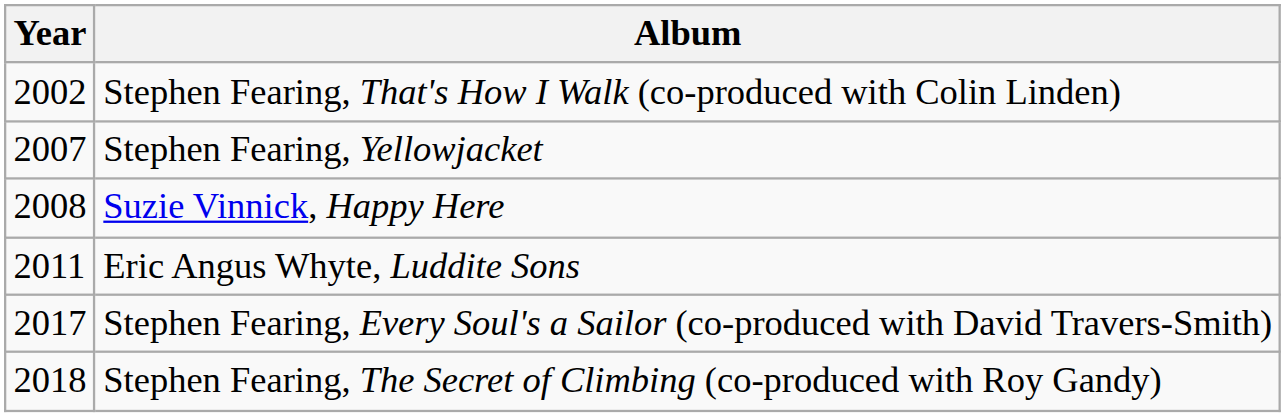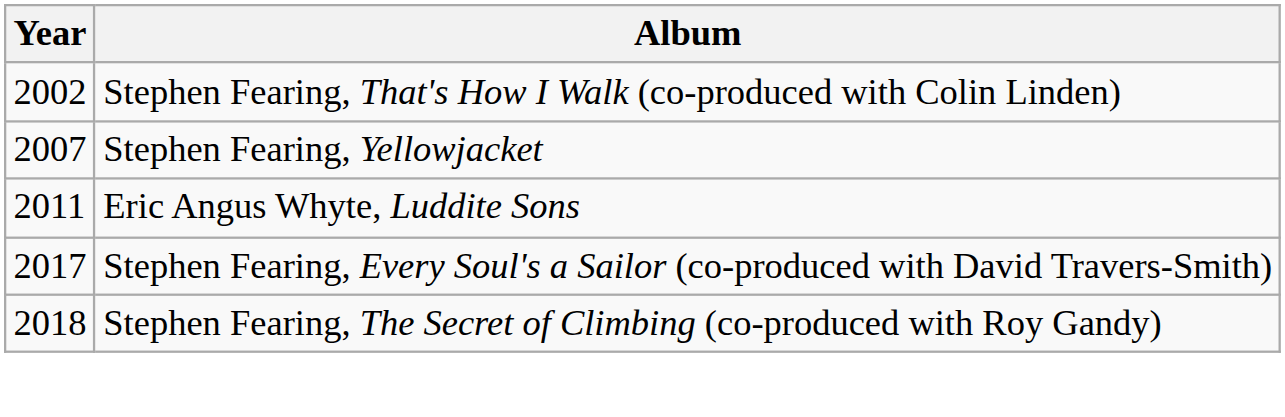- row: (304, 206)
